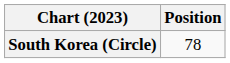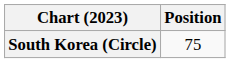(193, 44) 78 -> (193, 44) 75
